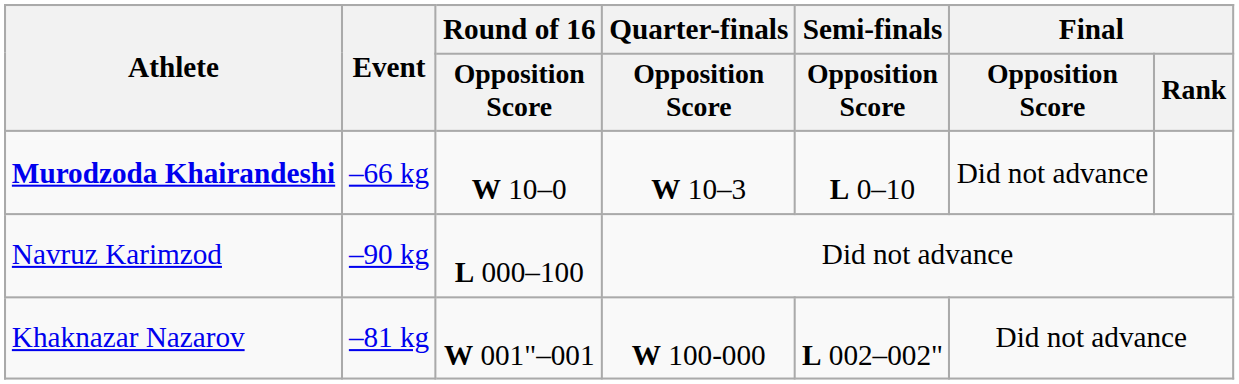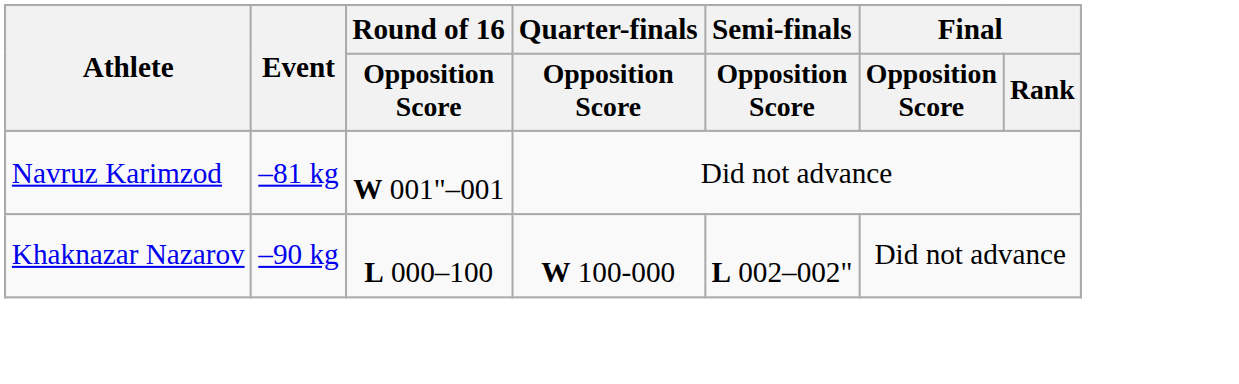- row: (174, 172)
(389, 255) –90 kg -> (298, 172) –81 kg
(519, 272) L 000–100 -> (429, 189) W 001"–001
(389, 338) –81 kg -> (298, 255) –90 kg
(519, 355) W 001"–001 -> (429, 272) L 000–100
